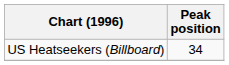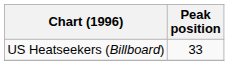(196, 49) 34 -> (196, 49) 33
